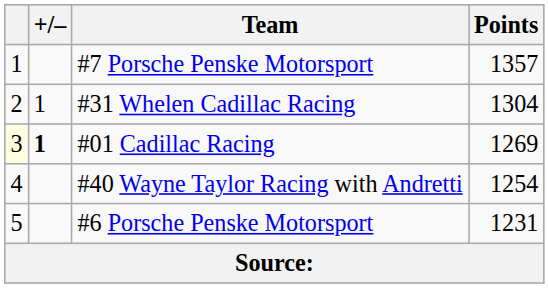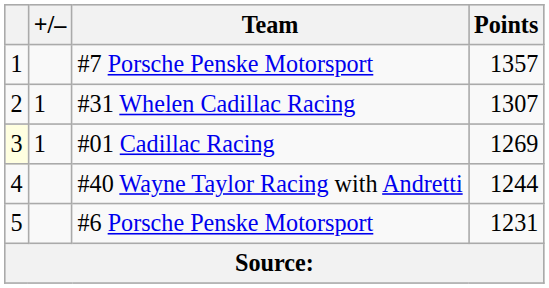(514, 104) 1304 -> (514, 104) 1307
(40, 144) bold -> (40, 144) normal
(514, 184) 1254 -> (514, 184) 1244
